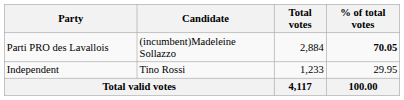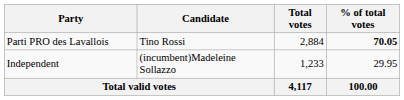(188, 47) (incumbent)Madeleine Sollazzo -> (162, 41) Tino Rossi
(162, 70) Tino Rossi -> (188, 64) (incumbent)Madeleine Sollazzo
